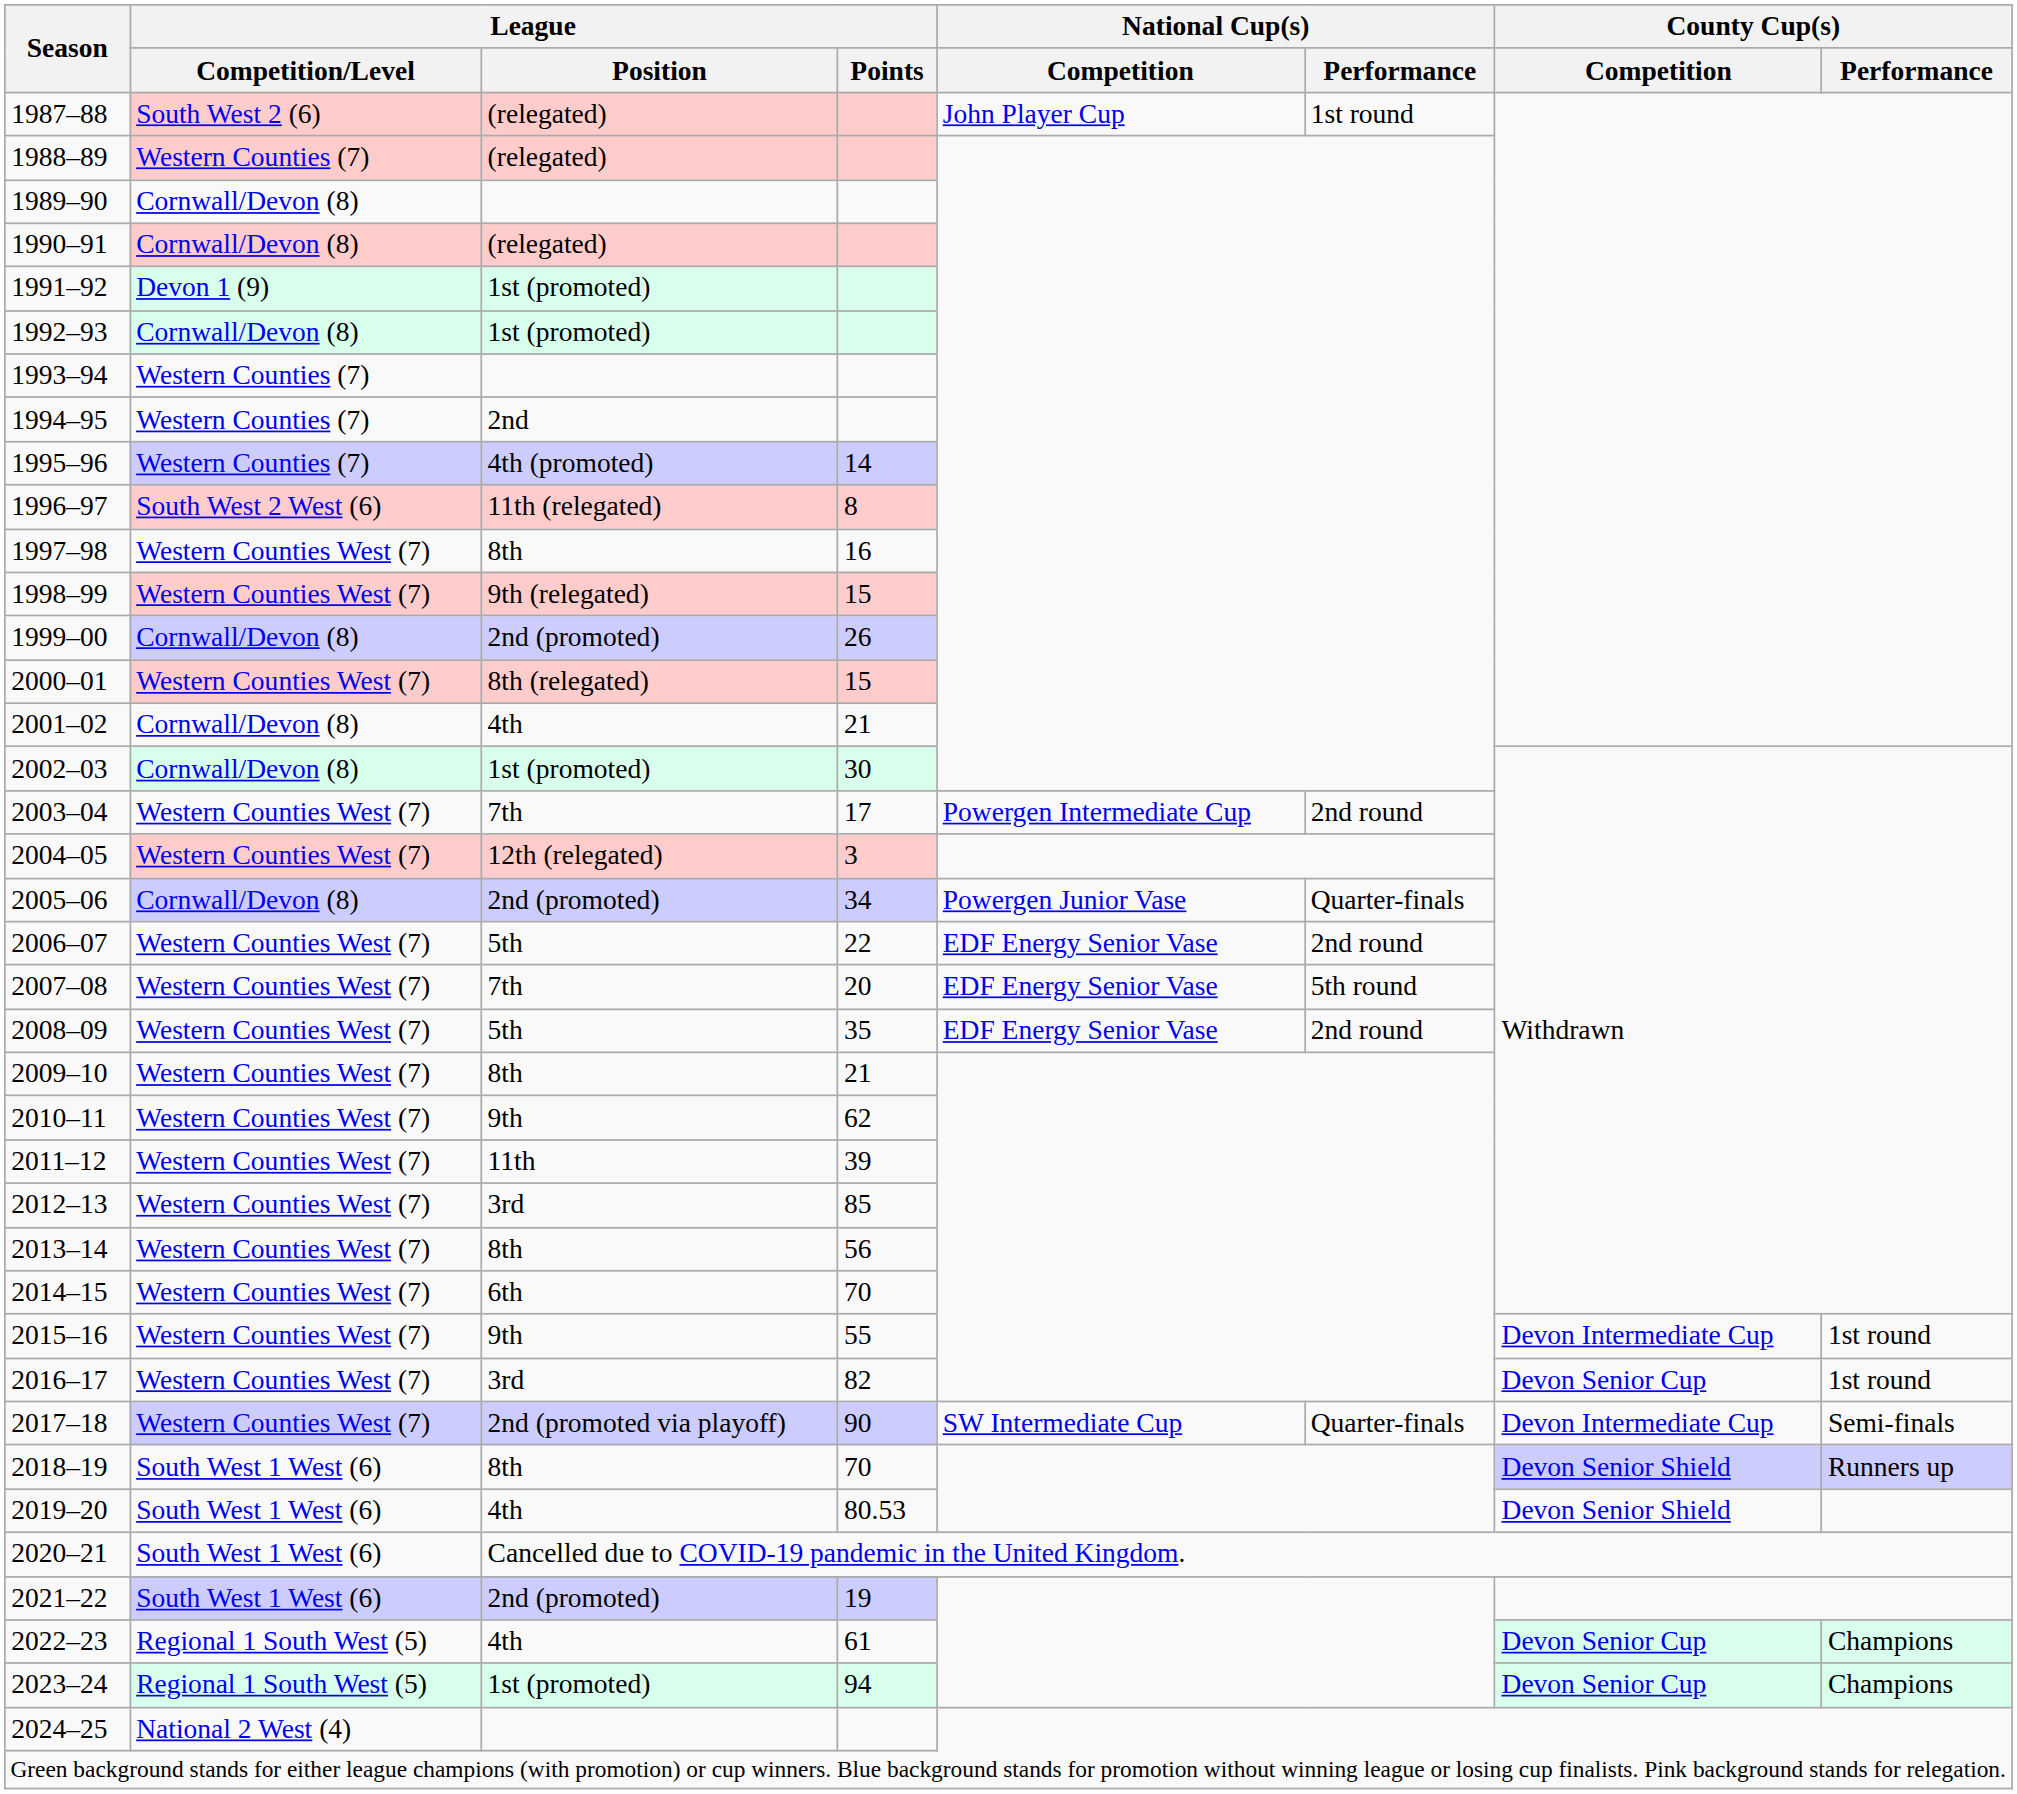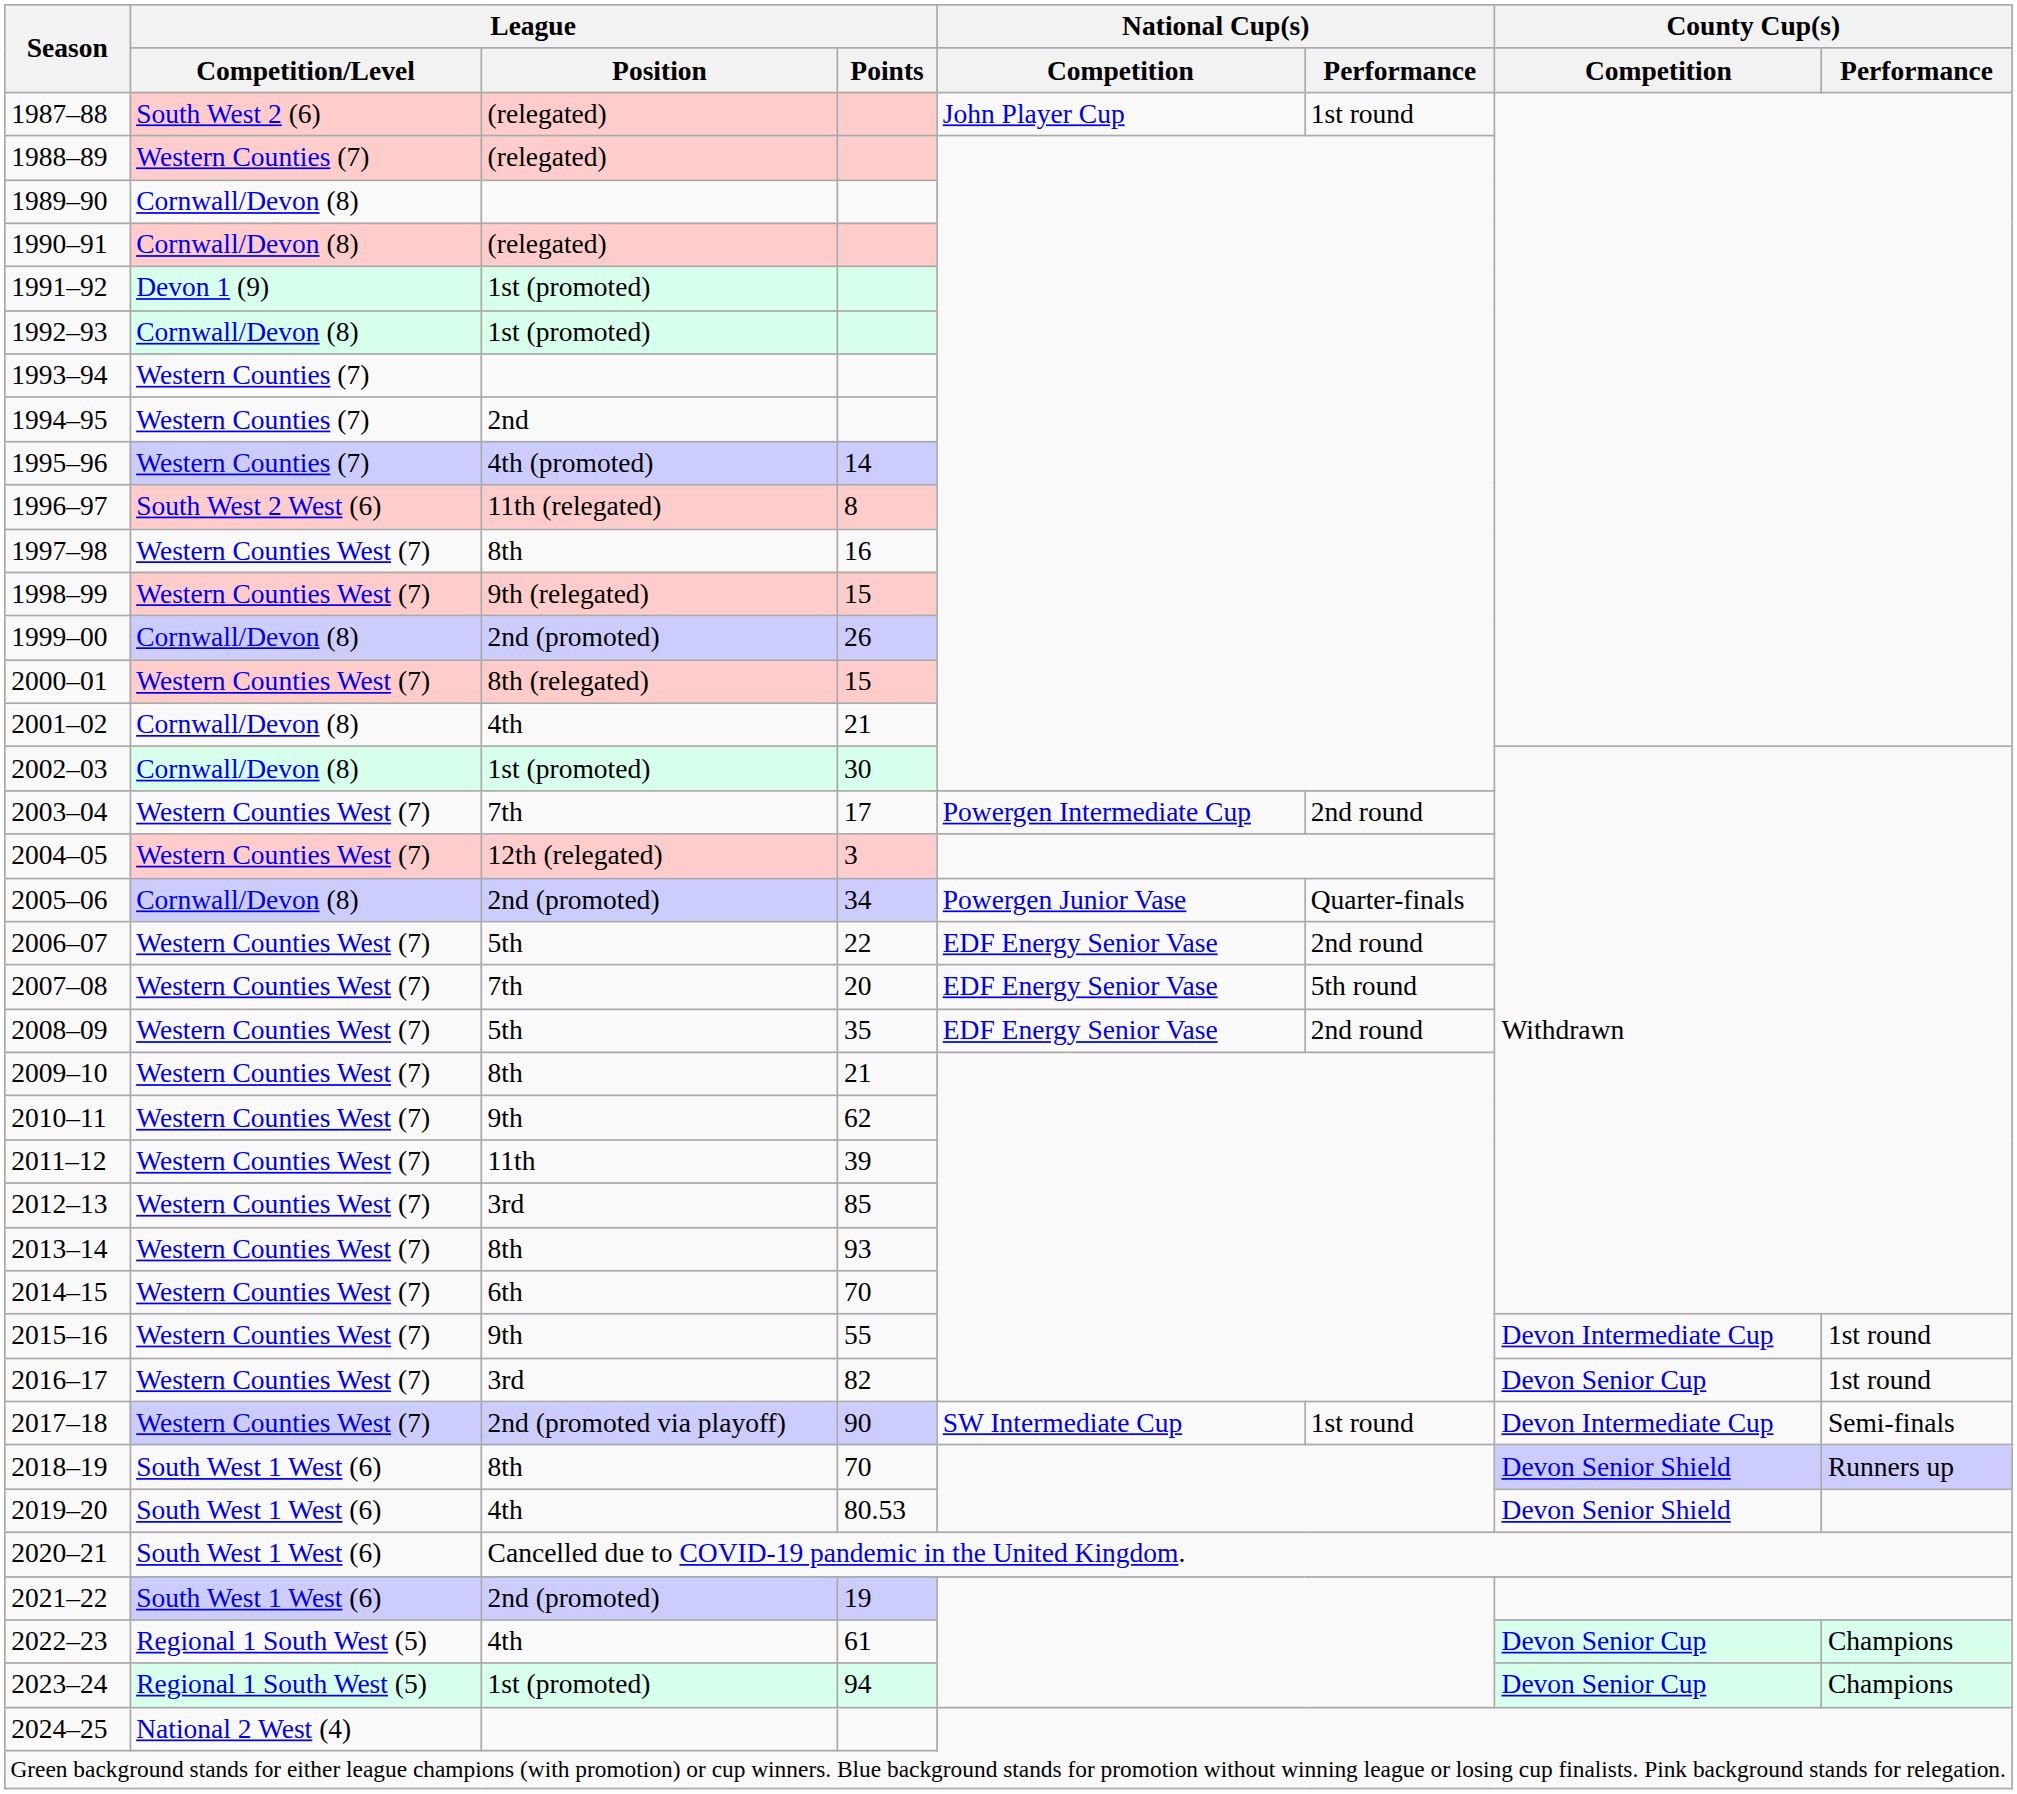(858, 1248) 56 -> (858, 1248) 93
(1388, 1422) Quarter-finals -> (1362, 1422) 1st round
